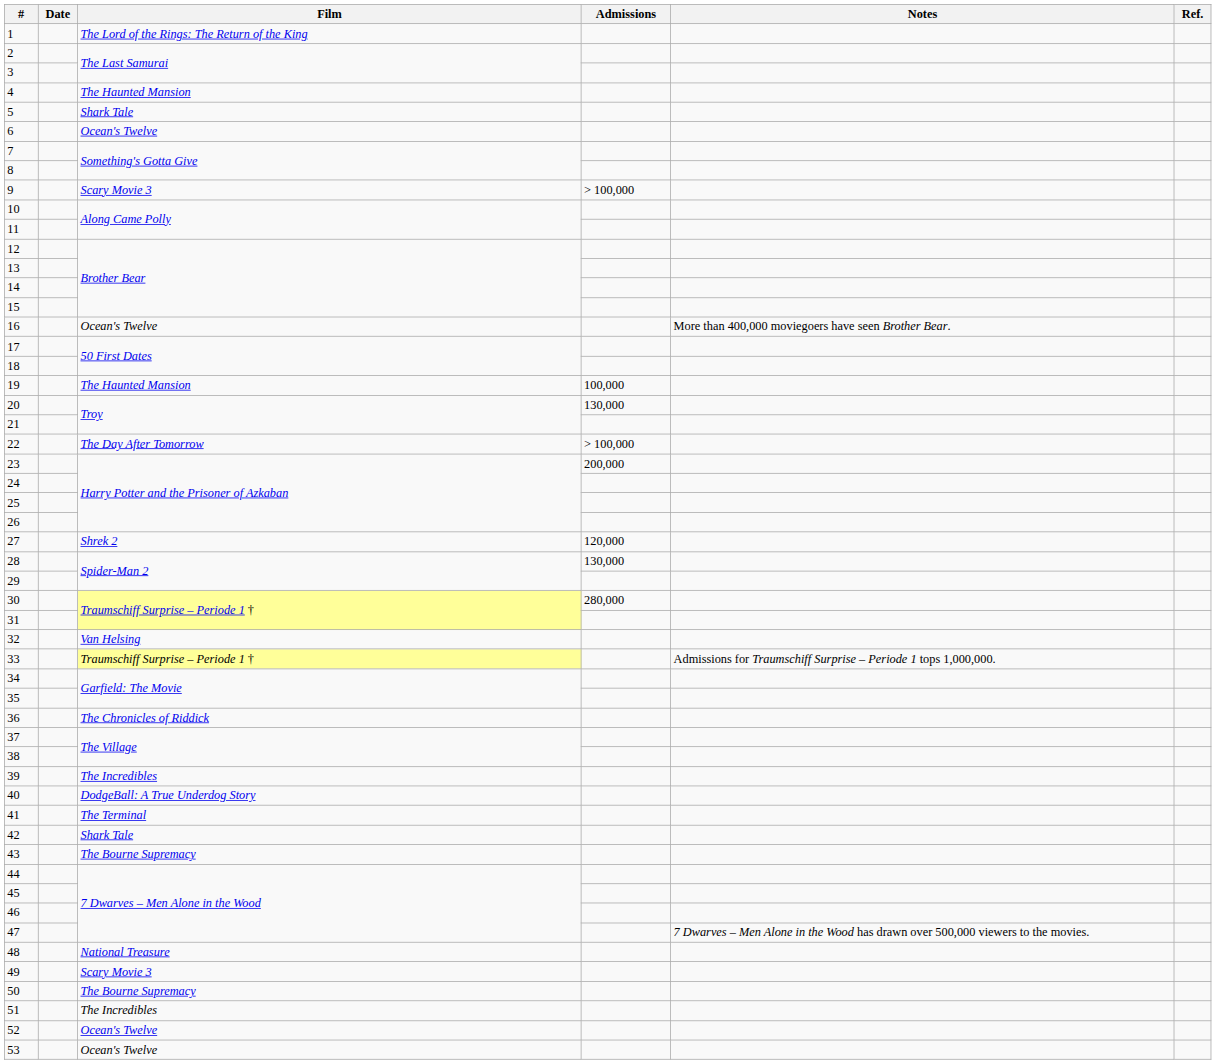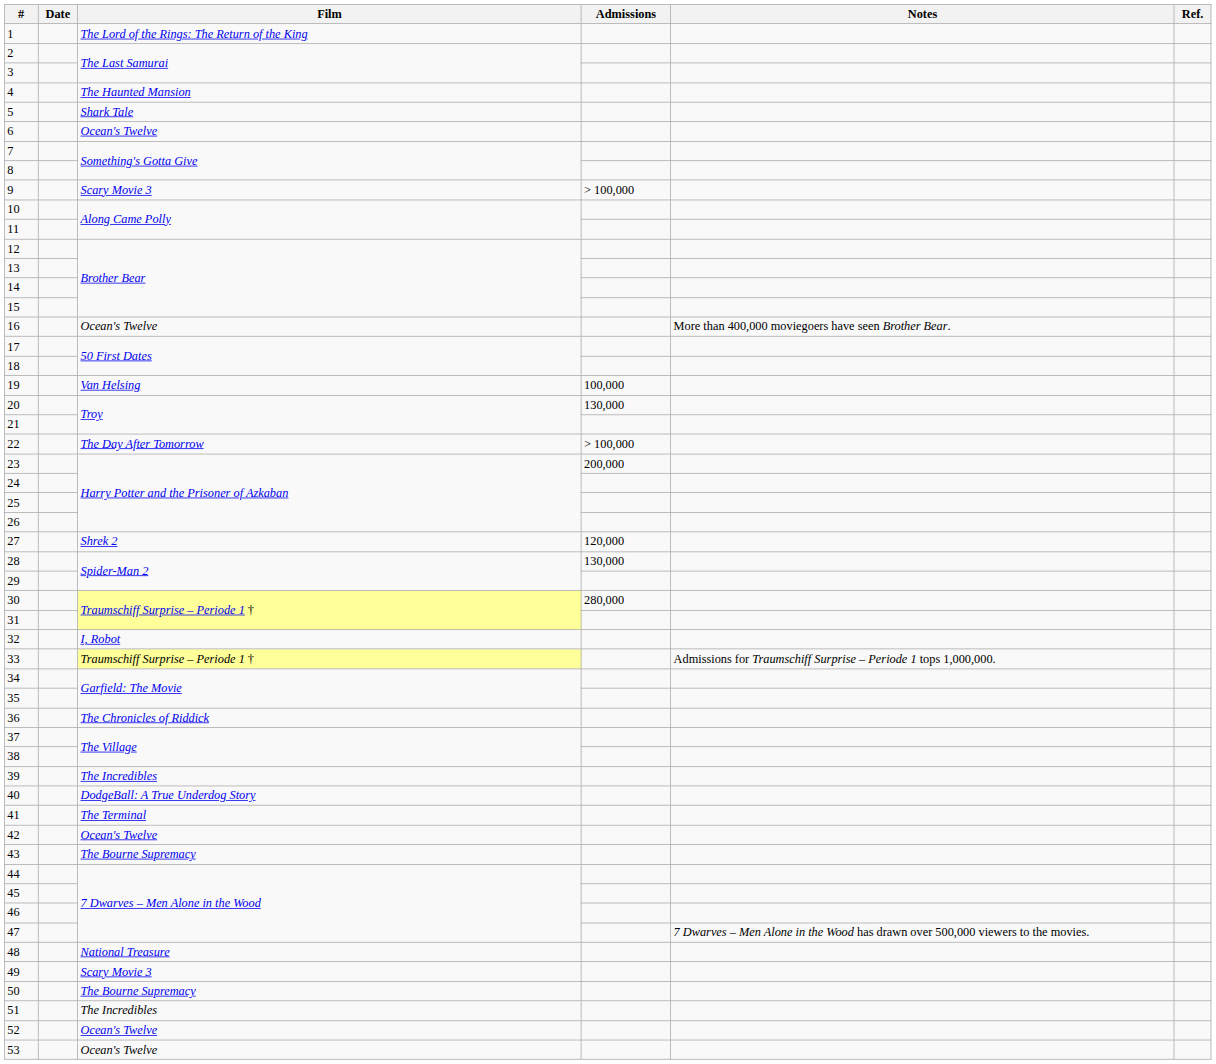(136, 385) The Haunted Mansion -> (110, 385) Van Helsing
(110, 639) Van Helsing -> (100, 639) I, Robot
(107, 834) Shark Tale -> (119, 834) Ocean's Twelve
